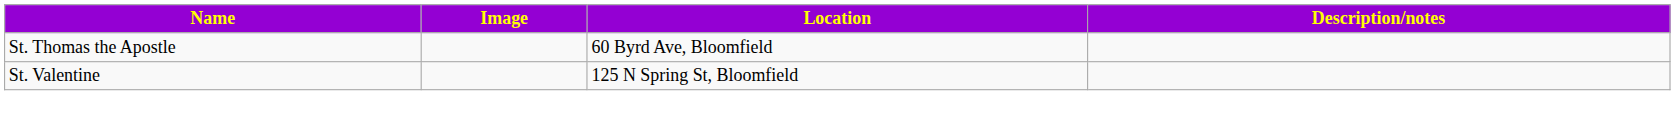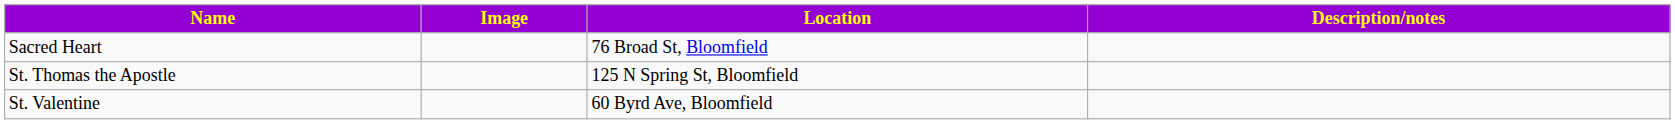+ row: (55, 47)
(682, 47) 60 Byrd Ave, Bloomfield -> (695, 75) 125 N Spring St, Bloomfield
(695, 75) 125 N Spring St, Bloomfield -> (682, 103) 60 Byrd Ave, Bloomfield
